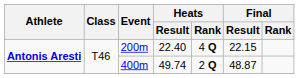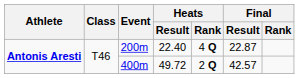(243, 48) 22.15 -> (243, 48) 22.87
(172, 65) 49.74 -> (172, 65) 49.72
(243, 65) 48.87 -> (243, 65) 42.57
